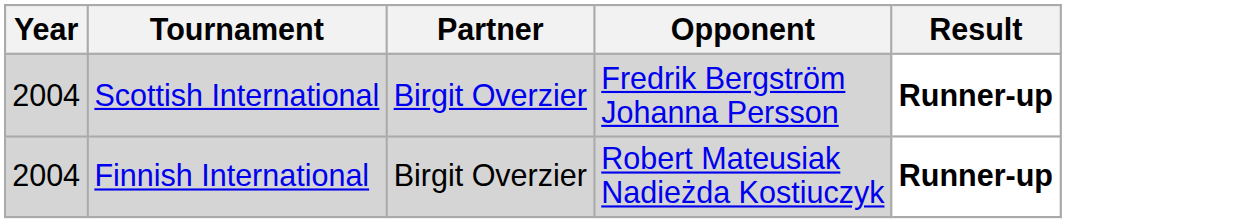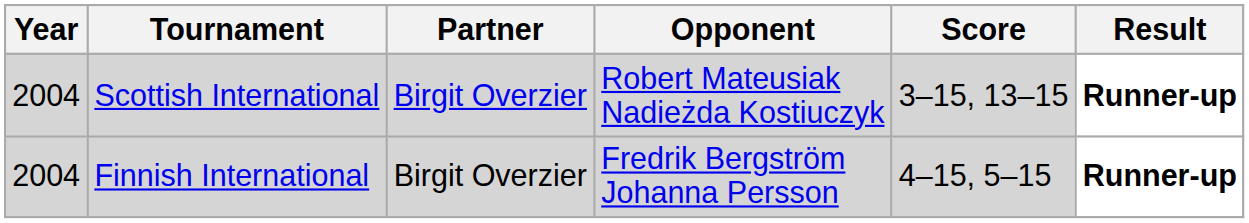+ column: (984, 30)
(723, 95) Fredrik Bergström Johanna Persson -> (743, 95) Robert Mateusiak Nadieżda Kostiuczyk
(743, 177) Robert Mateusiak Nadieżda Kostiuczyk -> (723, 177) Fredrik Bergström Johanna Persson
